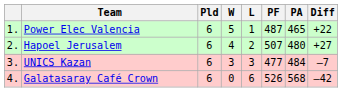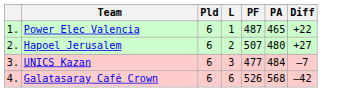- column: (231, 13)
